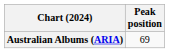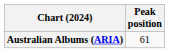(145, 39) 69 -> (145, 39) 61
